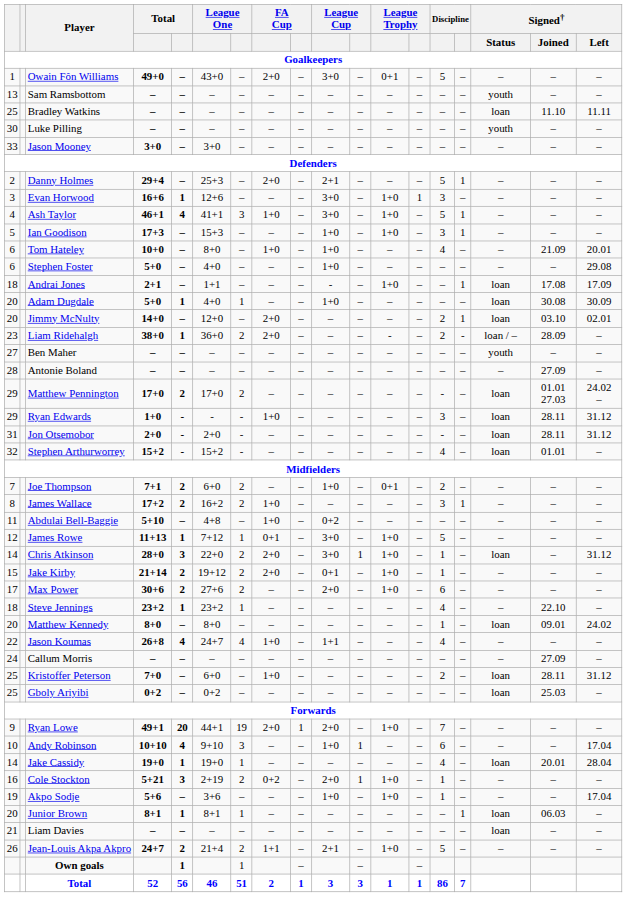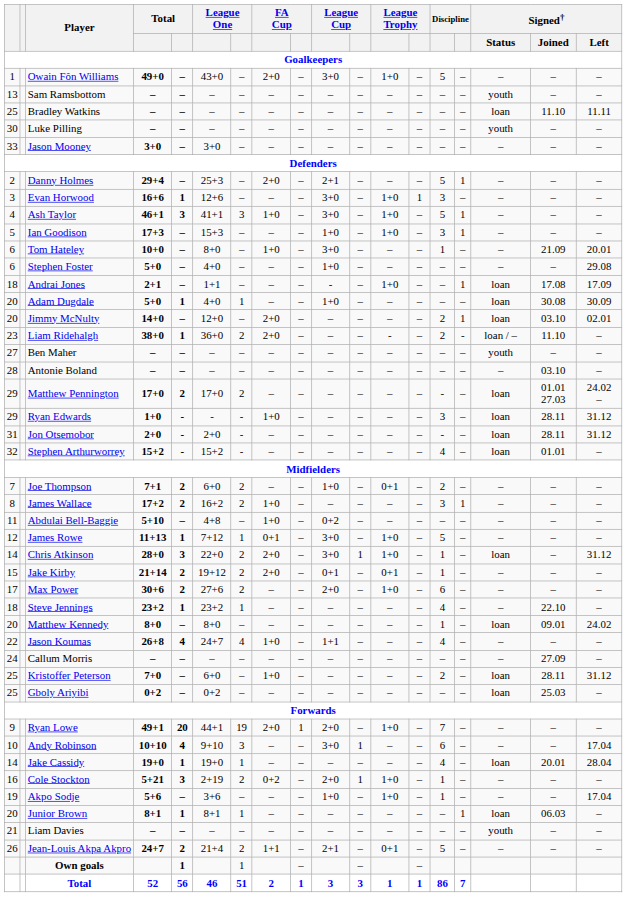(390, 77) 0+1 -> (390, 77) 1+0
(182, 215) 4 -> (182, 215) 3
(331, 249) 1+0 -> (331, 249) 3+0
(442, 249) 4 -> (442, 249) 1
(553, 335) 28.09 -> (553, 335) 11.10
(553, 370) 27.09 -> (553, 370) 03.10
(390, 572) 1+0 -> (390, 572) 0+1
(331, 745) 1+0 -> (331, 745) 3+0
(501, 831) loan -> (501, 831) youth
(390, 848) 1+0 -> (390, 848) 0+1
